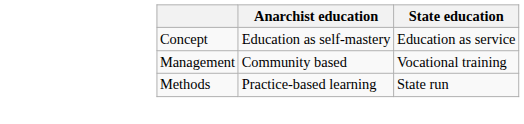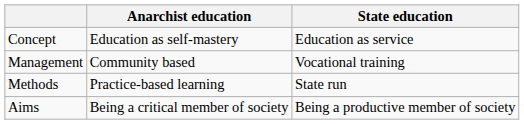+ row: (24, 107)
